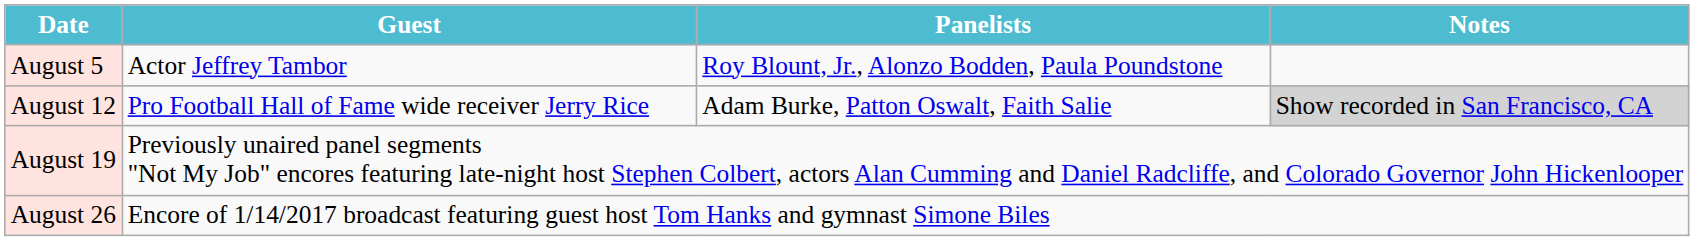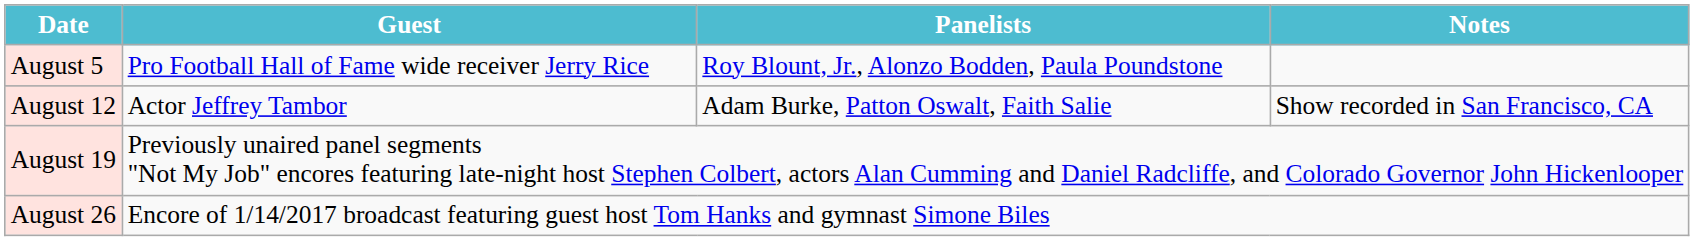(237, 65) Actor Jeffrey Tambor -> (388, 65) Pro Football Hall of Fame wide receiver Jerry Rice
(388, 105) Pro Football Hall of Fame wide receiver Jerry Rice -> (237, 105) Actor Jeffrey Tambor
(1464, 105) lightgrey background -> (1464, 105) no background
